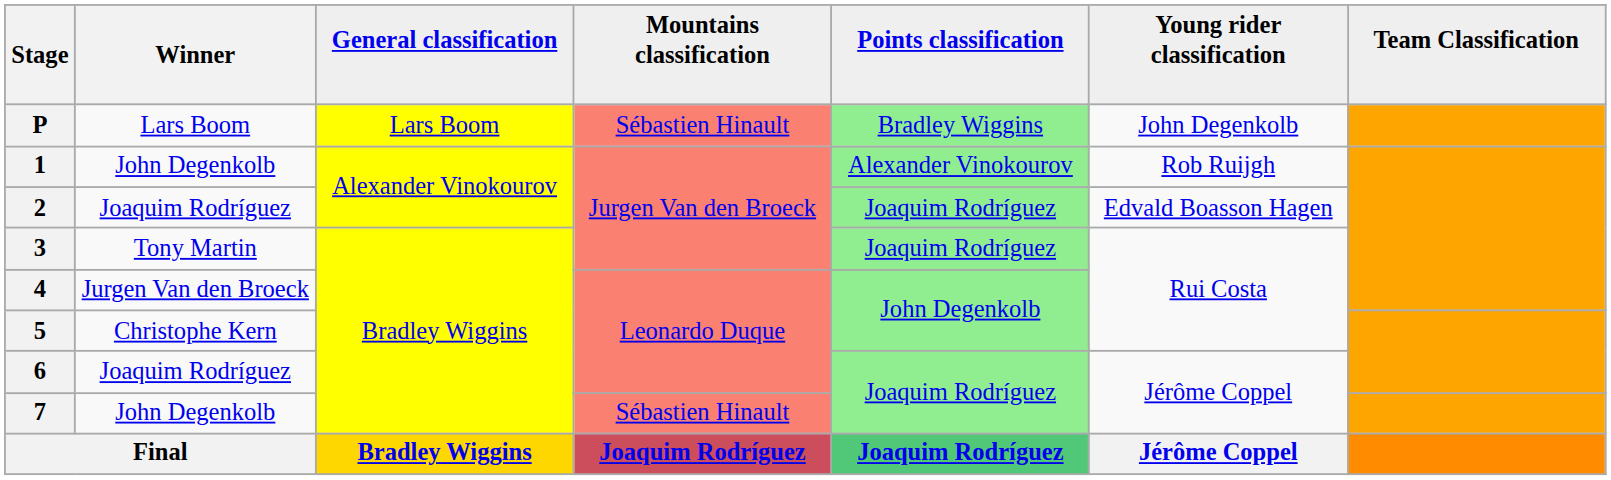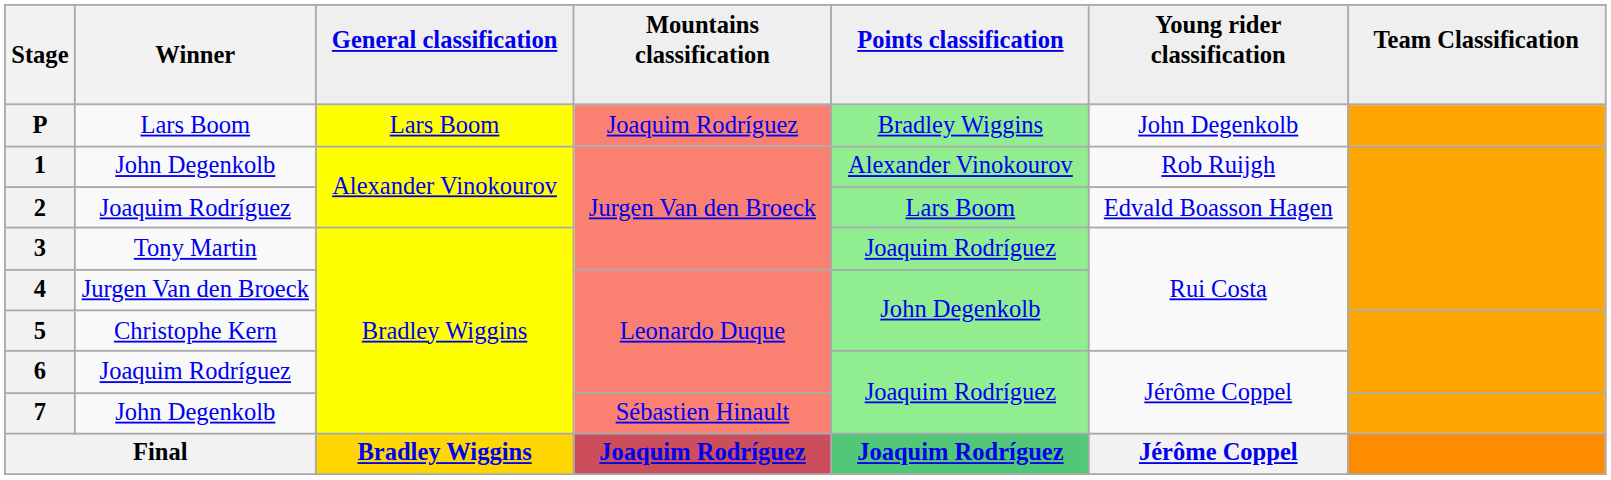(702, 125) Sébastien Hinault -> (702, 125) Joaquim Rodríguez
(960, 207) Joaquim Rodríguez -> (960, 207) Lars Boom
